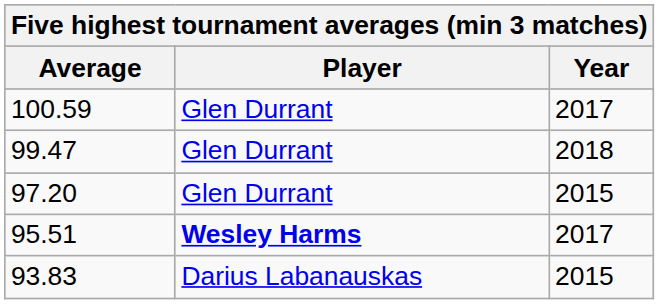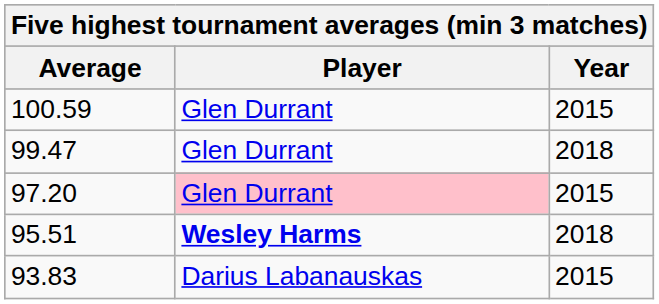(584, 109) 2017 -> (584, 109) 2015
(257, 192) no background -> (257, 192) pink background
(584, 234) 2017 -> (584, 234) 2018
